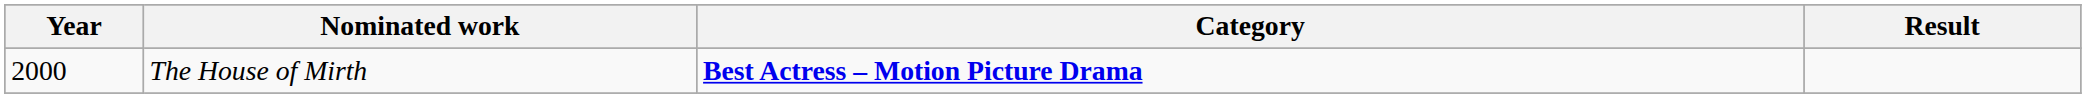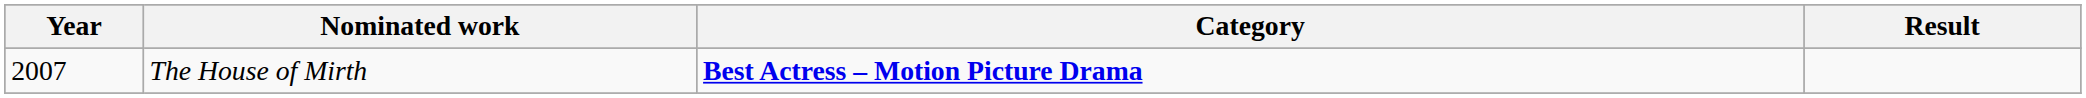(39, 70) 2000 -> (39, 70) 2007
